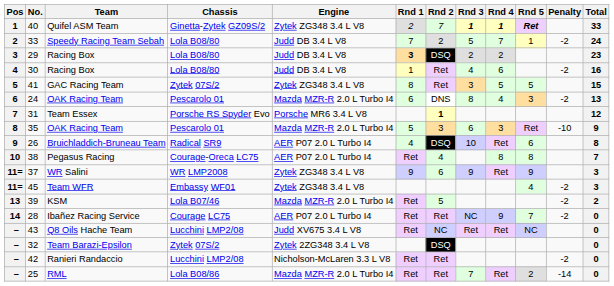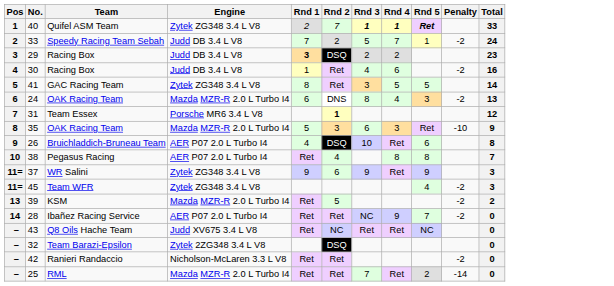- column: (220, 11)
(596, 84) 15 -> (492, 84) 14
